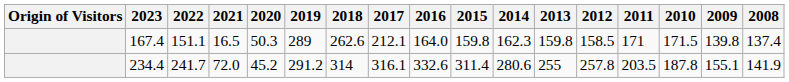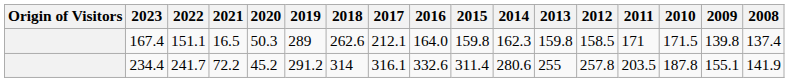(226, 65) 72.0 -> (226, 65) 72.2
